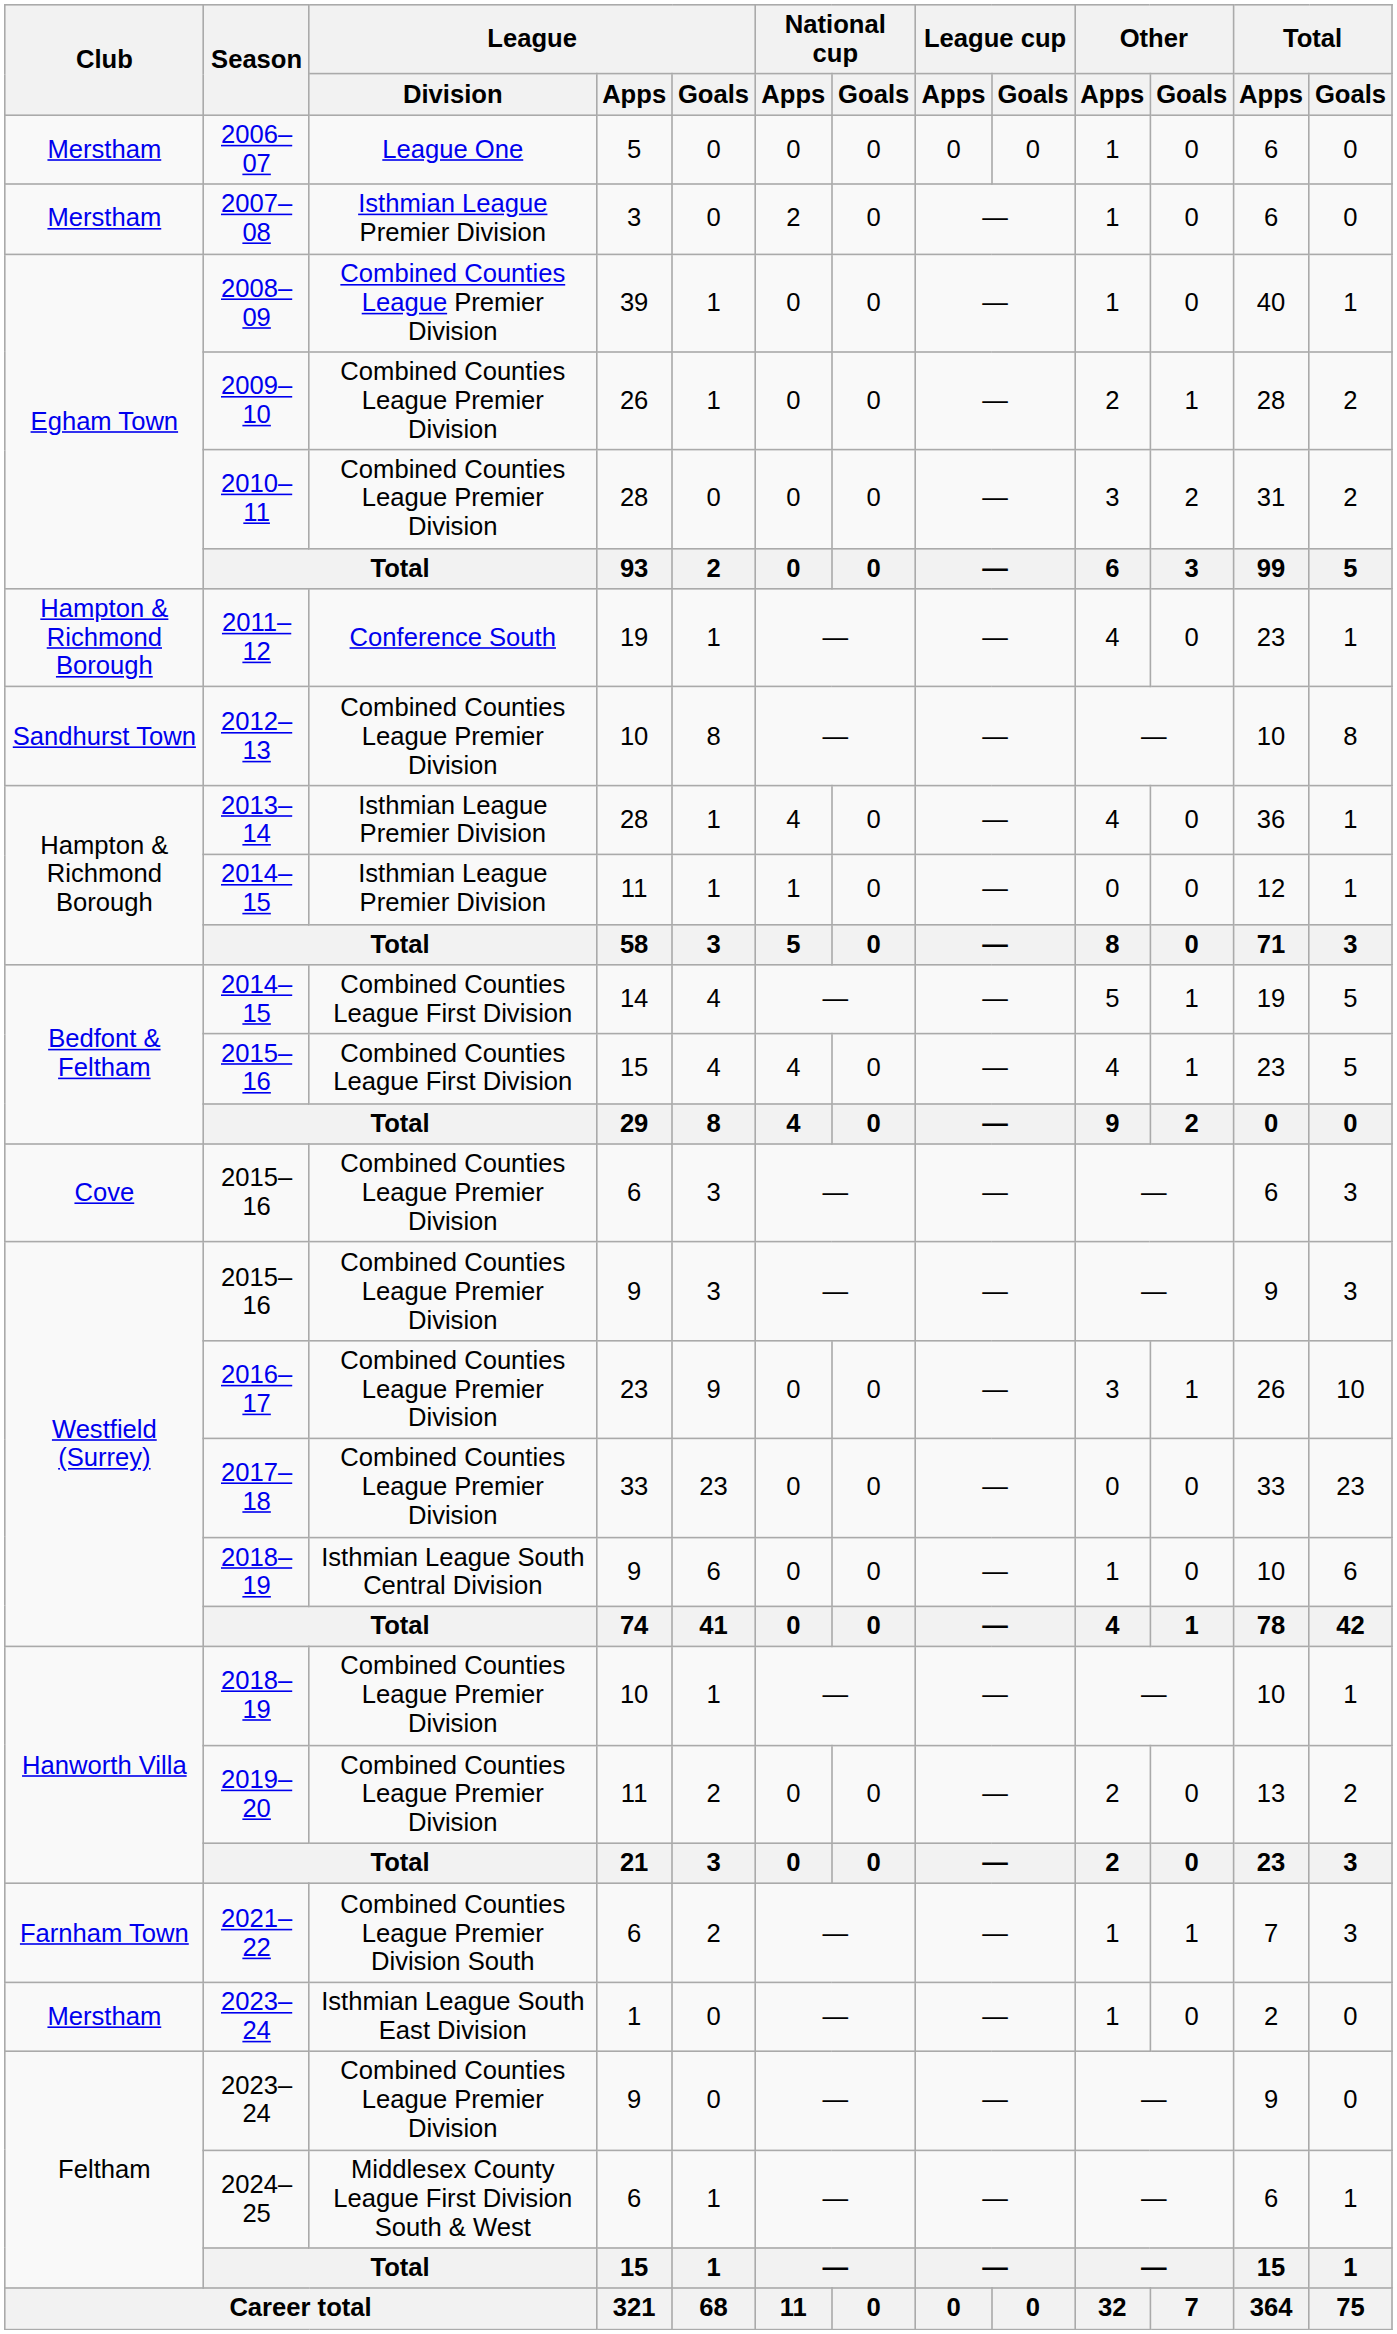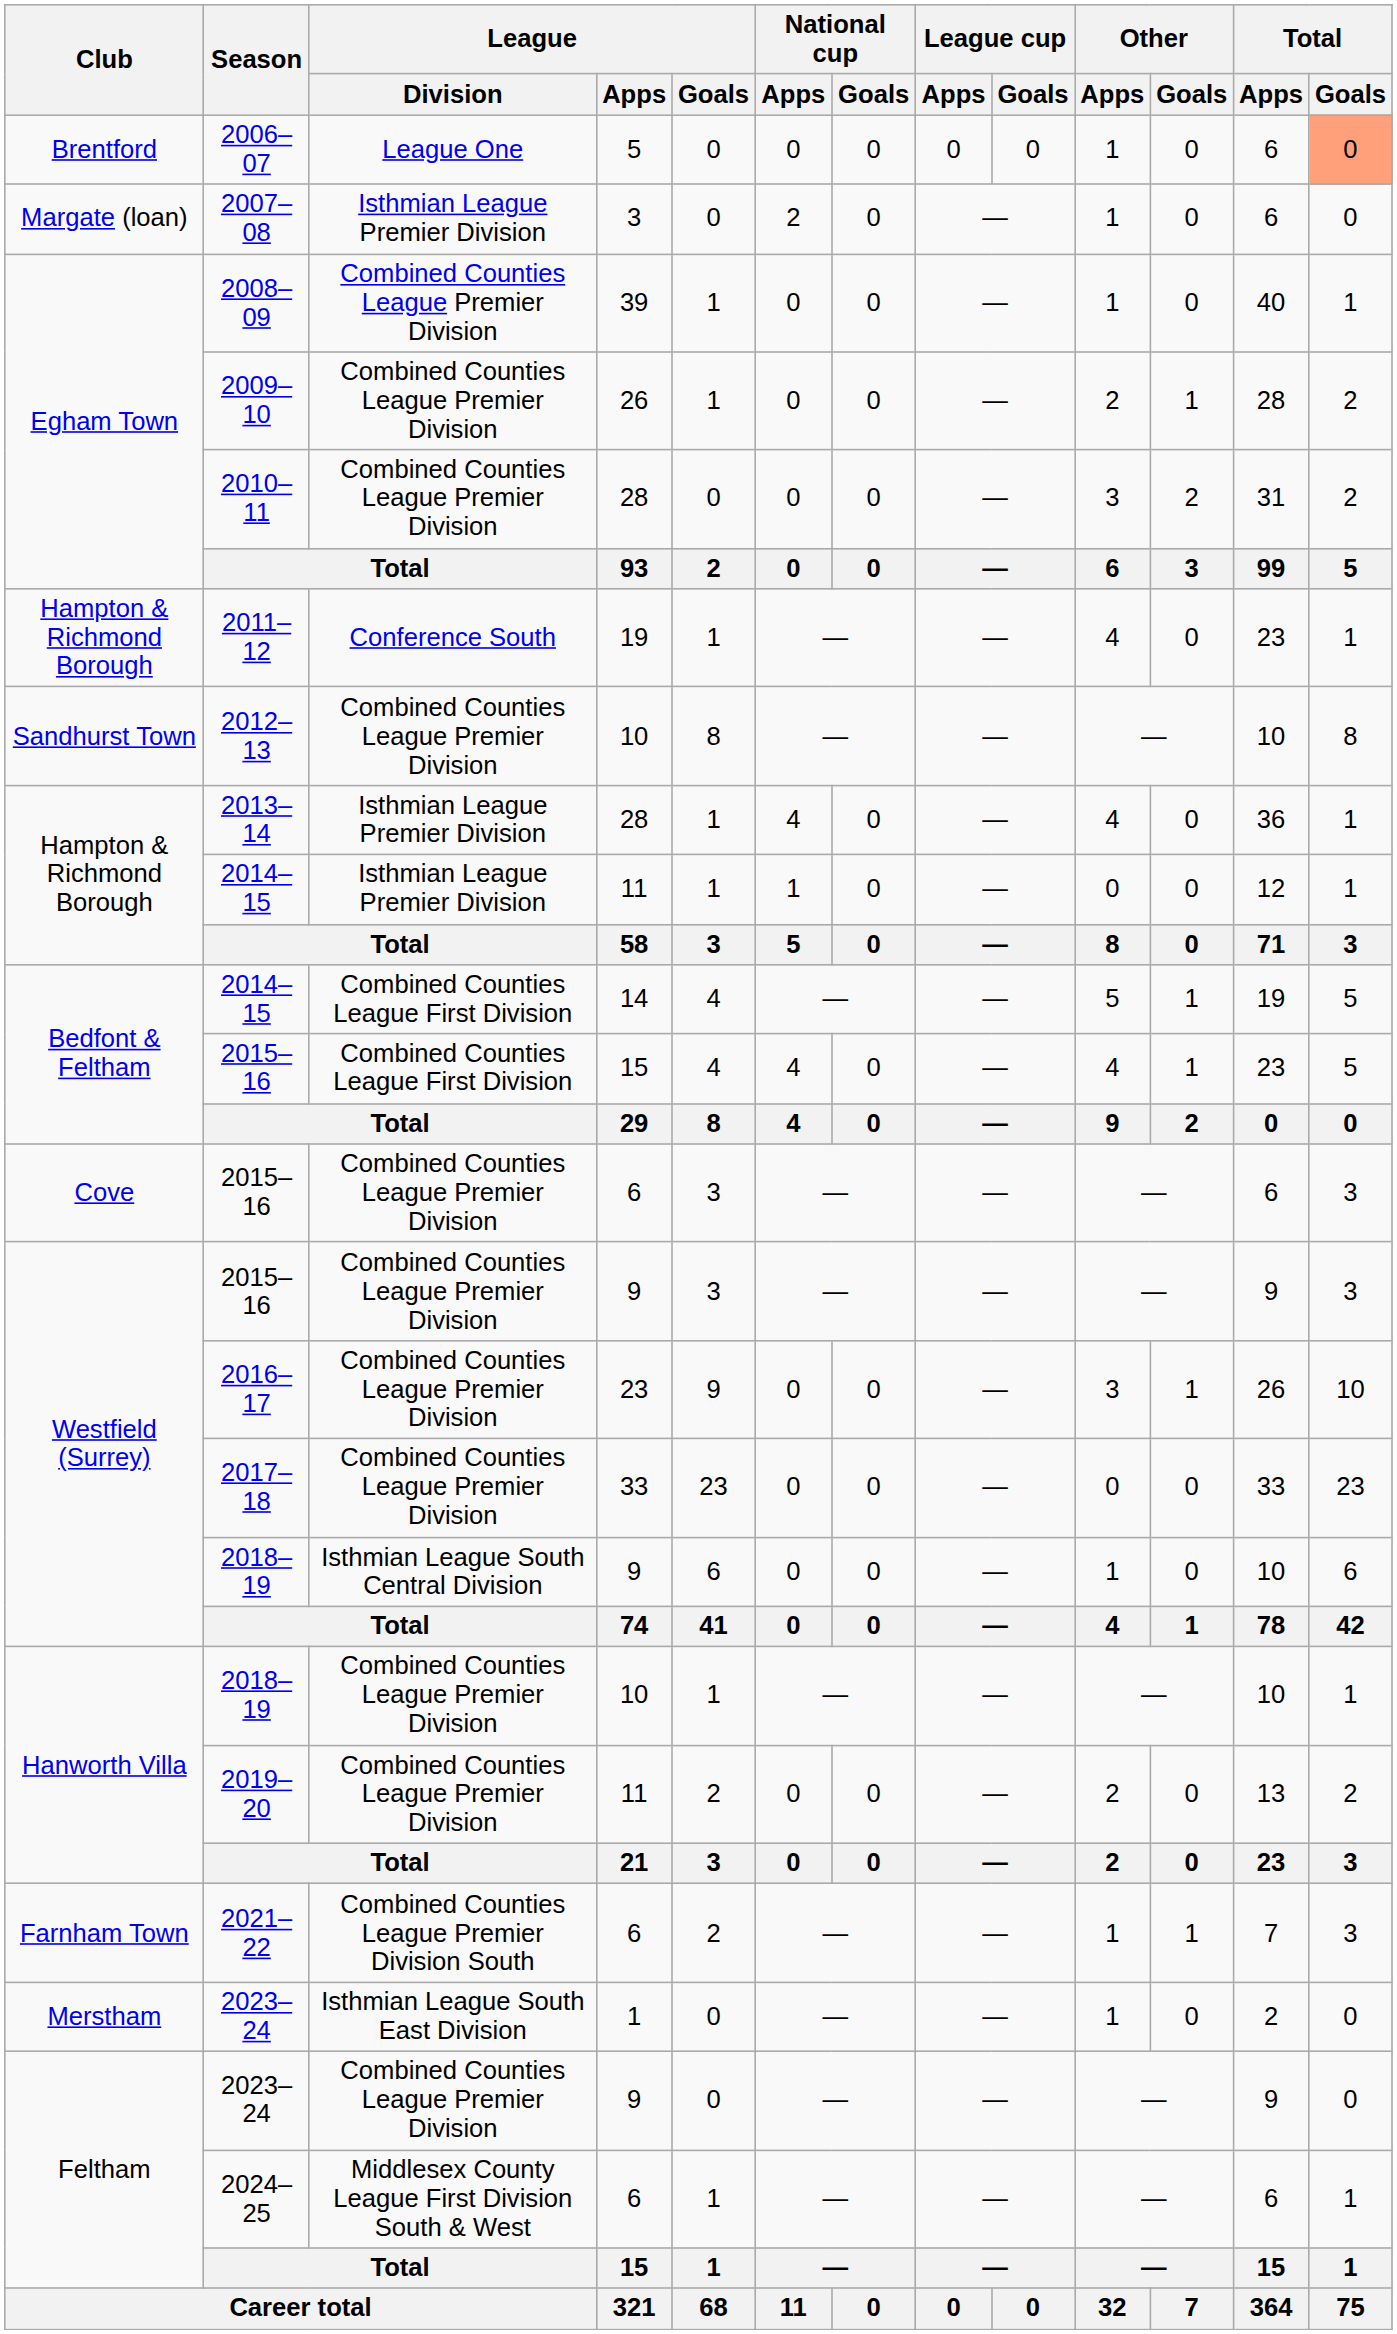(104, 149) Merstham -> (104, 149) Brentford
(1350, 149) no background -> (1350, 149) lightsalmon background
(104, 218) Merstham -> (104, 218) Margate (loan)
